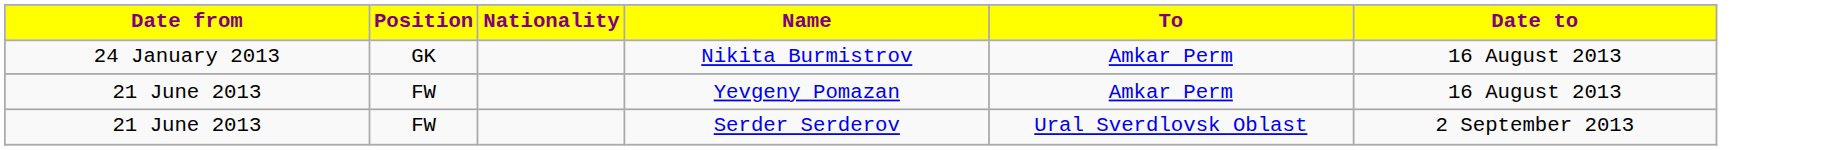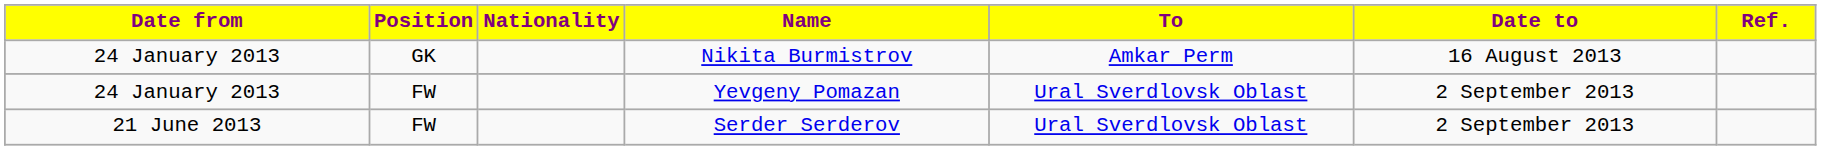+ column: (1766, 22)
(187, 92) 21 June 2013 -> (187, 92) 24 January 2013
(1171, 92) Amkar Perm -> (1171, 92) Ural Sverdlovsk Oblast
(1535, 92) 16 August 2013 -> (1535, 92) 2 September 2013
